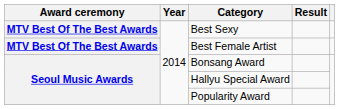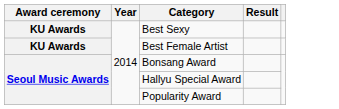(82, 29) MTV Best Of The Best Awards -> (58, 29) KU Awards
(82, 46) MTV Best Of The Best Awards -> (58, 46) KU Awards
